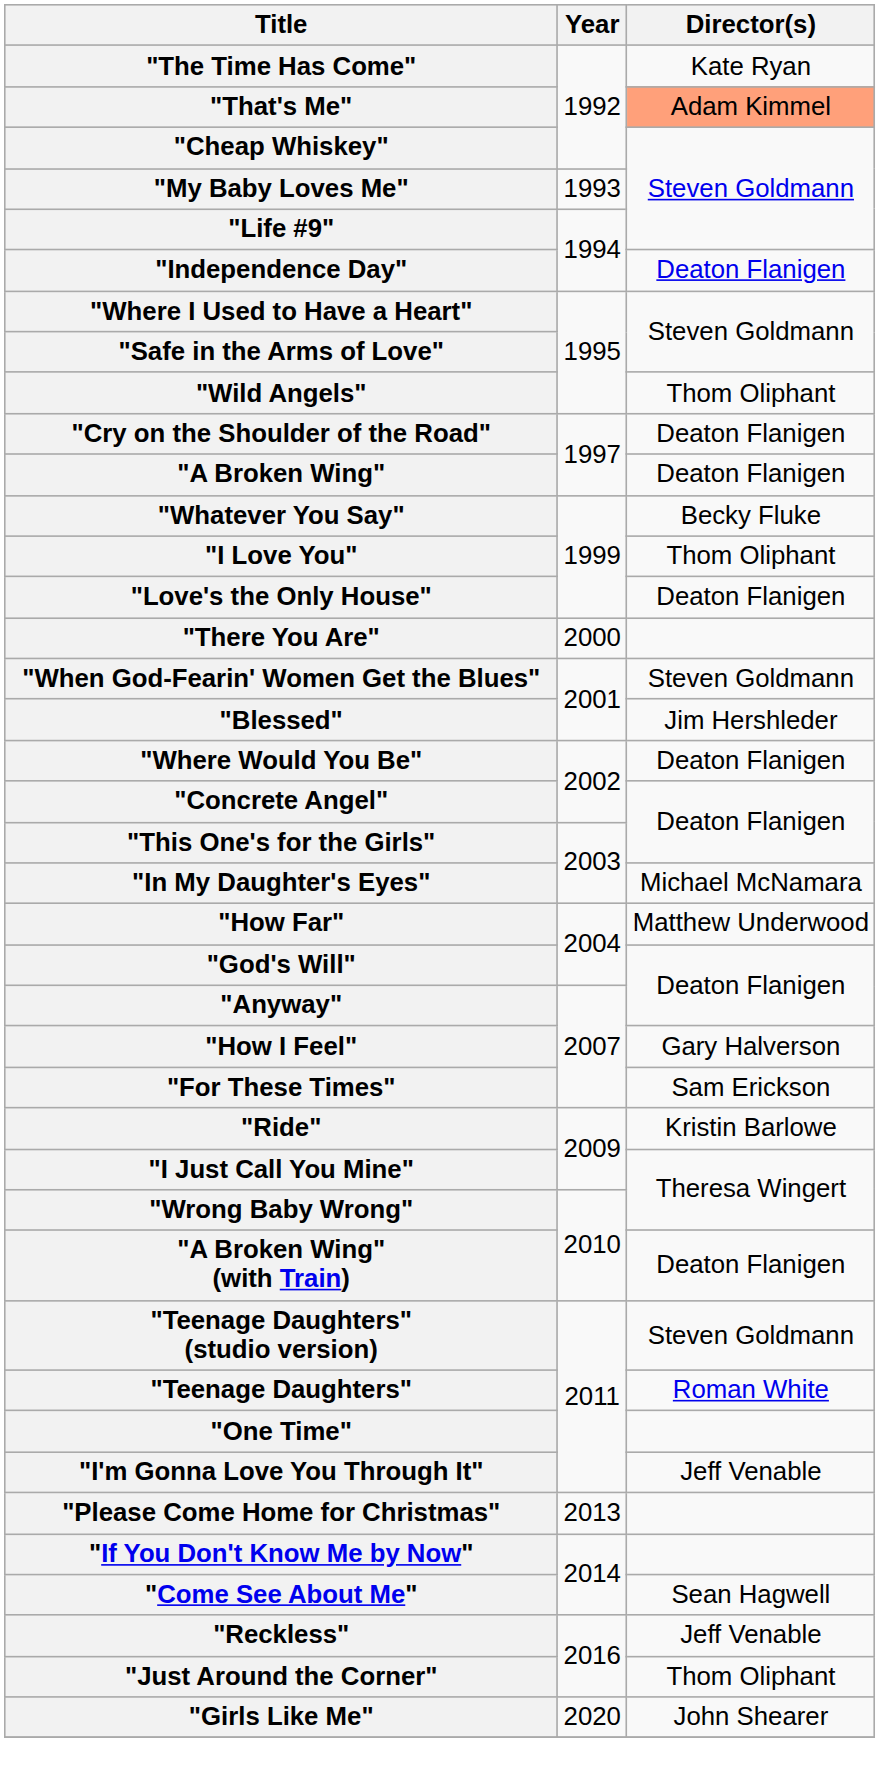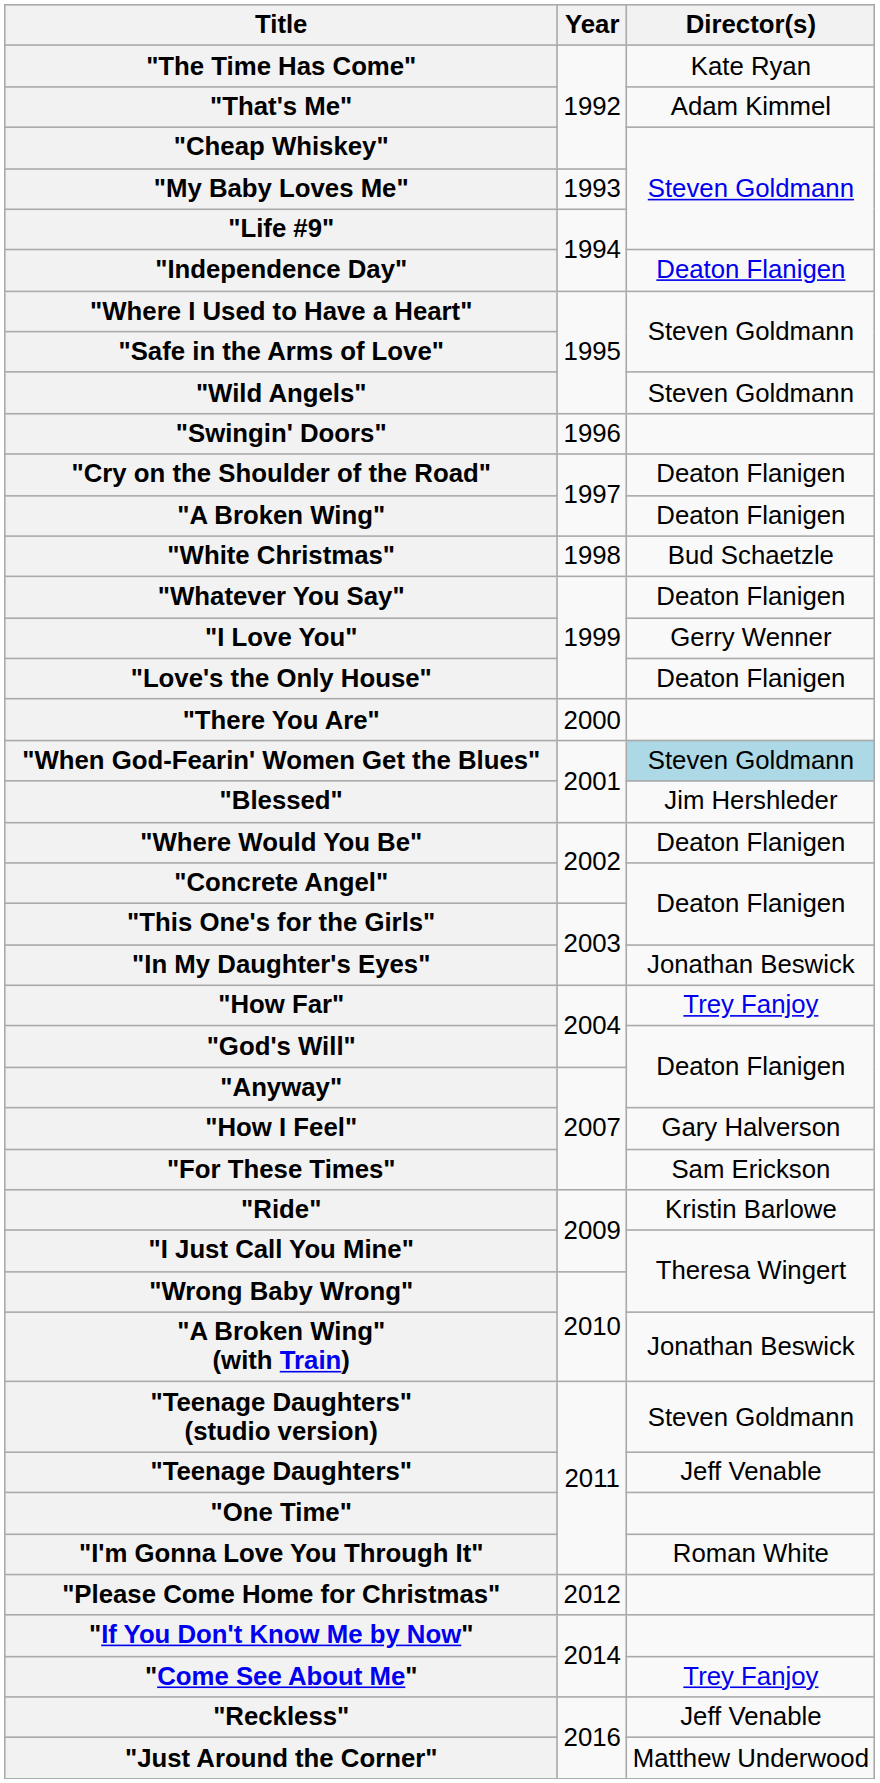(751, 106) lightsalmon background -> (751, 106) no background
(751, 392) Thom Oliphant -> (751, 392) Steven Goldmann
+ row: (281, 433)
+ row: (281, 556)
(751, 515) Becky Fluke -> (751, 596) Deaton Flanigen
(751, 556) Thom Oliphant -> (751, 637) Gerry Wenner
(751, 678) no background -> (751, 760) lightblue background
(751, 882) Michael McNamara -> (751, 964) Jonathan Beswick
(751, 923) Matthew Underwood -> (751, 1005) Trey Fanjoy
(751, 1265) Deaton Flanigen -> (751, 1346) Jonathan Beswick
(751, 1390) Roman White -> (751, 1471) Jeff Venable
(751, 1471) Jeff Venable -> (751, 1553) Roman White
(592, 1512) 2013 -> (592, 1594) 2012
(751, 1594) Sean Hagwell -> (751, 1676) Trey Fanjoy
(751, 1676) Thom Oliphant -> (751, 1757) Matthew Underwood
- row: (281, 1717)
